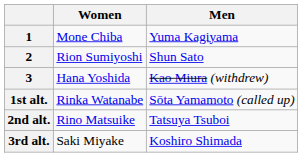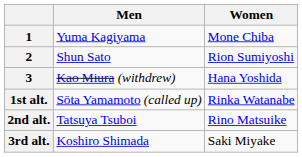columns swapped: (222, 15) <-> (100, 15)
